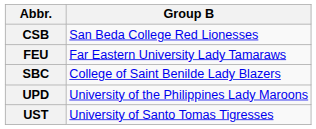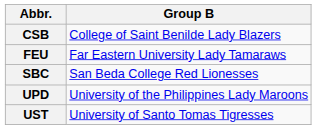(164, 34) San Beda College Red Lionesses -> (175, 34) College of Saint Benilde Lady Blazers
(175, 74) College of Saint Benilde Lady Blazers -> (164, 74) San Beda College Red Lionesses
